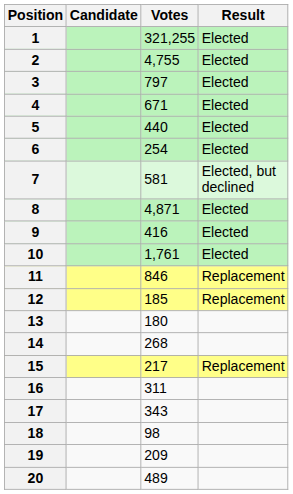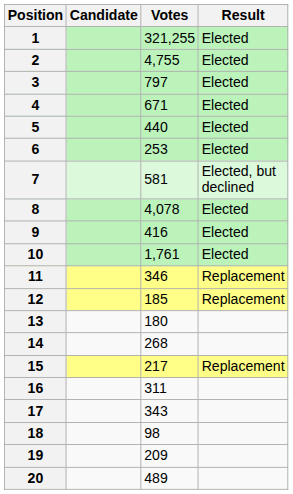(156, 149) 254 -> (156, 149) 253
(162, 210) 4,871 -> (162, 210) 4,078
(156, 277) 846 -> (156, 277) 346
